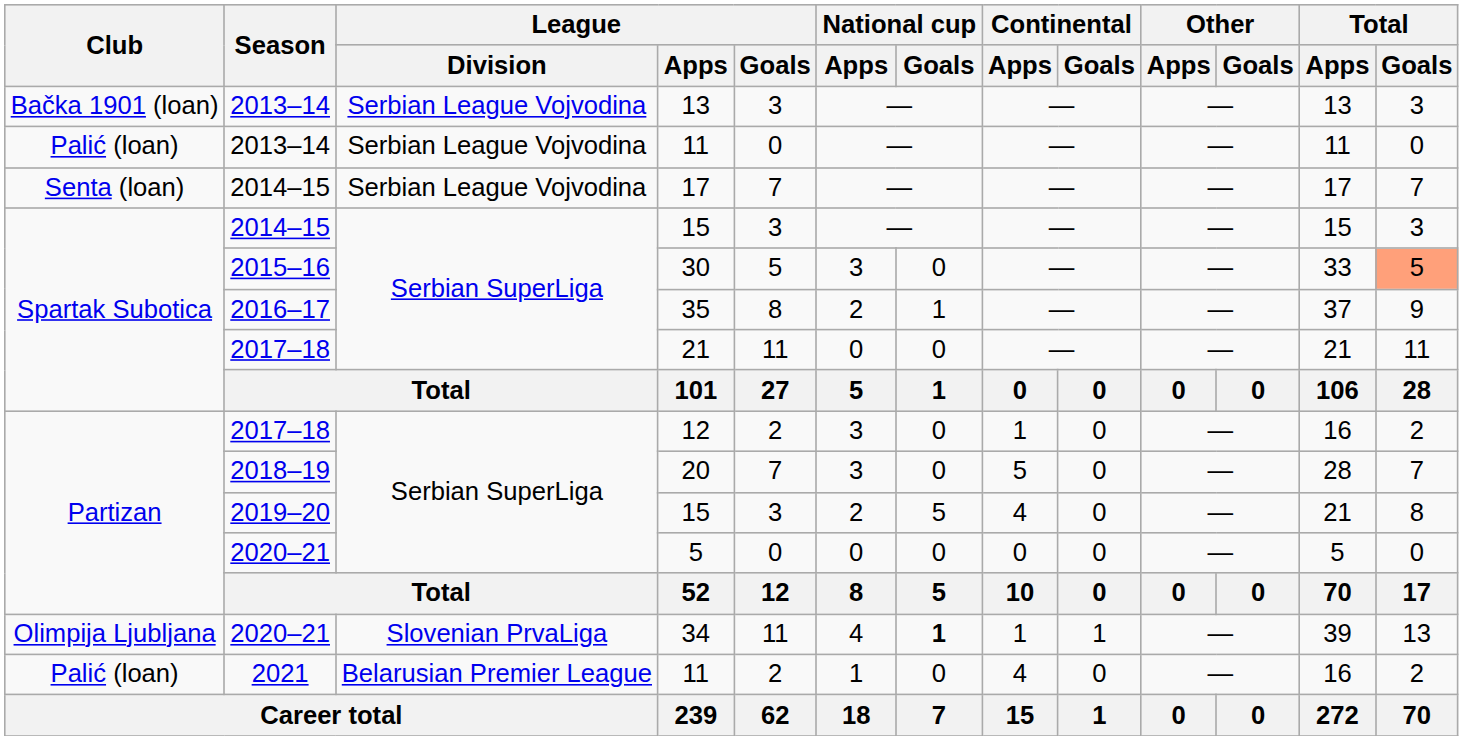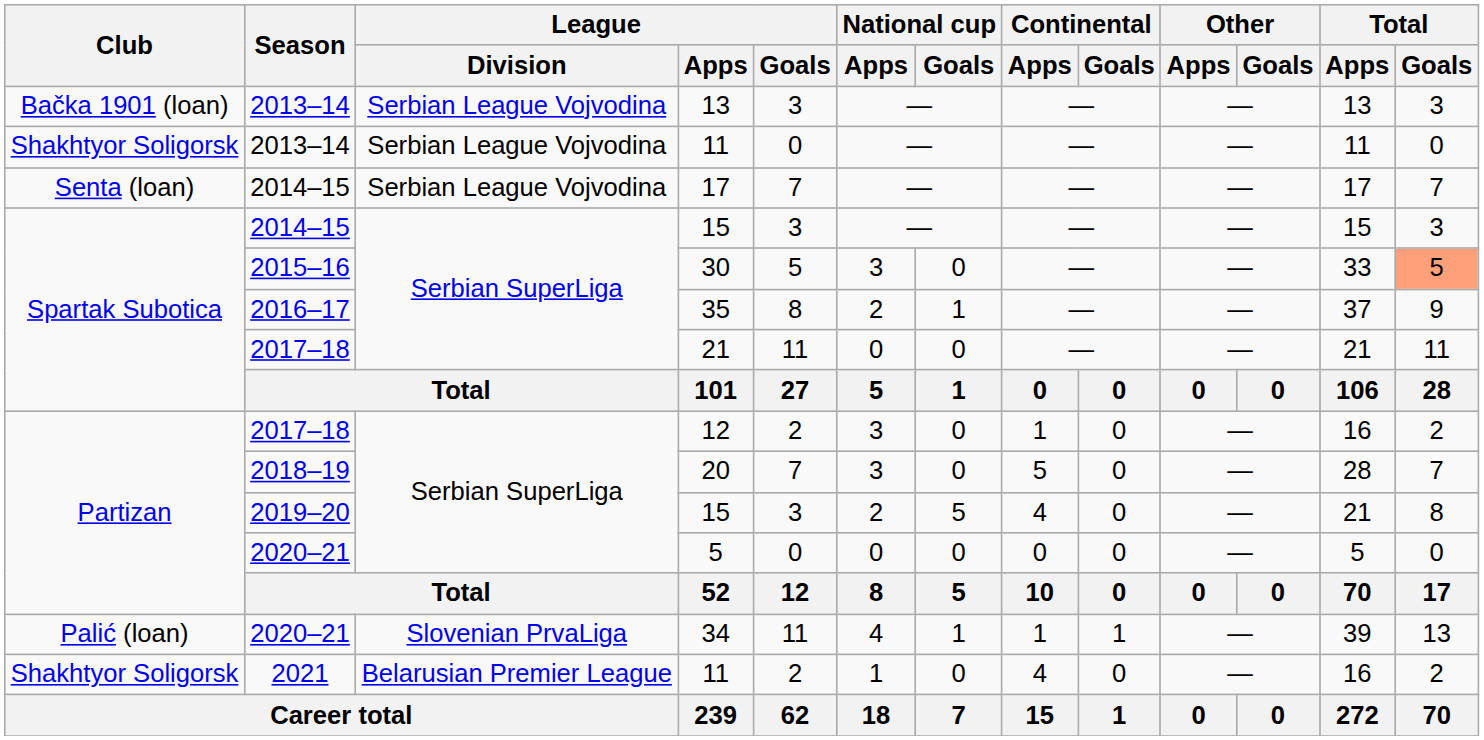(115, 146) Palić (loan) -> (125, 146) Shakhtyor Soligorsk
(115, 633) Olimpija Ljubljana -> (125, 633) Palić (loan)
(939, 633) bold -> (959, 633) normal
(115, 674) Palić (loan) -> (125, 674) Shakhtyor Soligorsk
